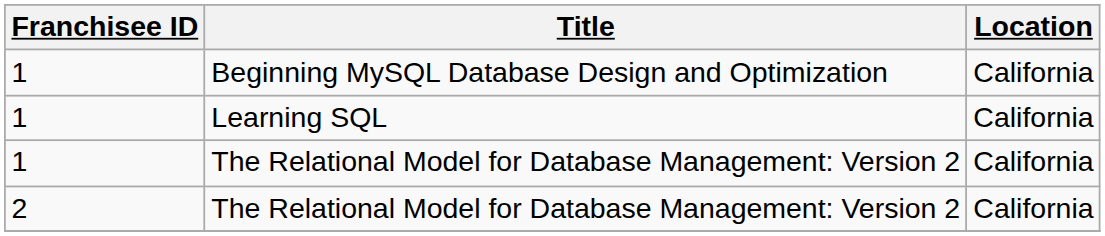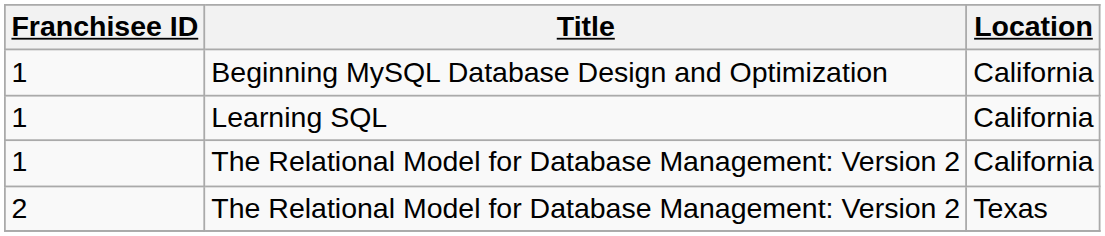(1033, 207) California -> (1011, 207) Texas
